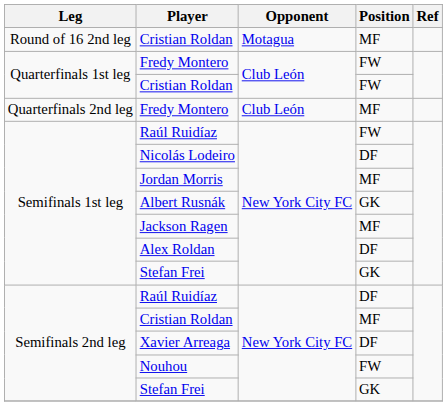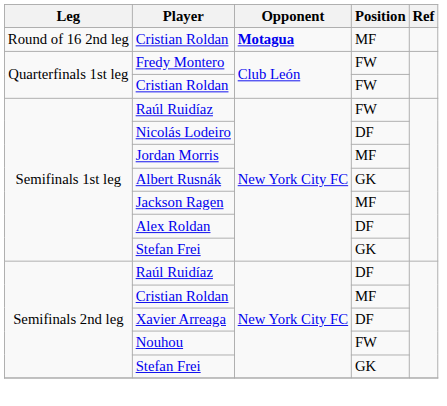(268, 39) normal -> (266, 39) bold
- row: (70, 109)
